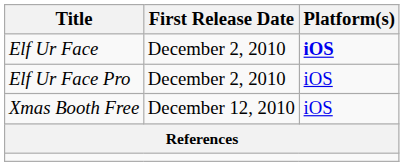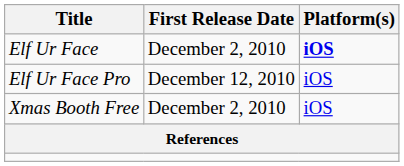(217, 78) December 2, 2010 -> (221, 78) December 12, 2010
(221, 108) December 12, 2010 -> (217, 108) December 2, 2010
